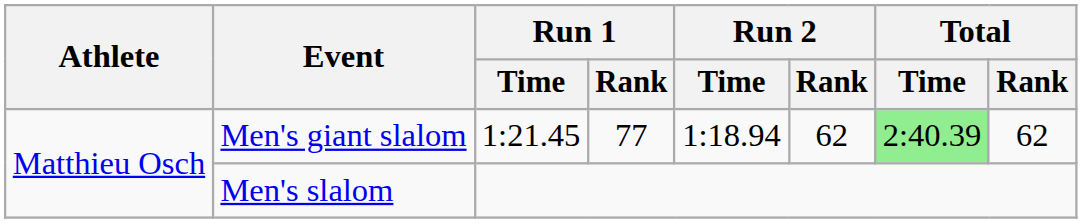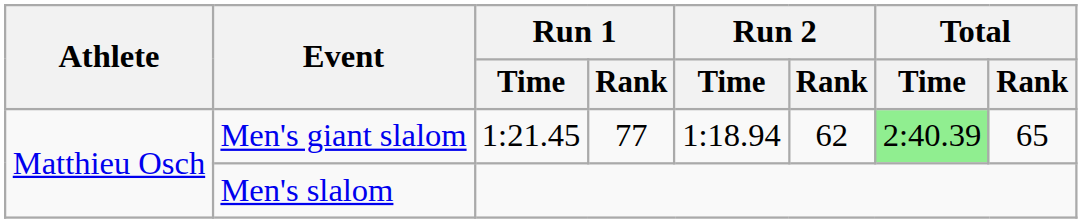(1032, 136) 62 -> (1032, 136) 65
